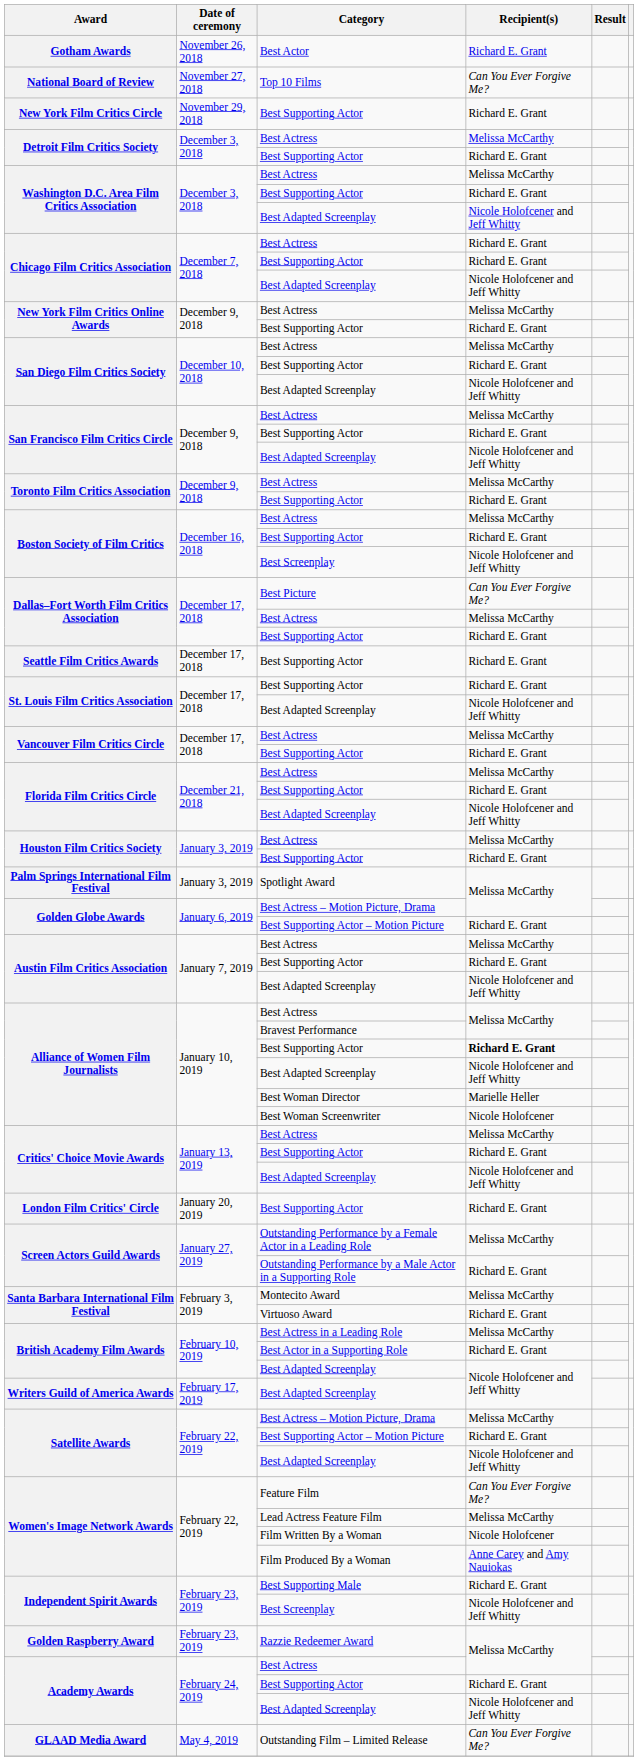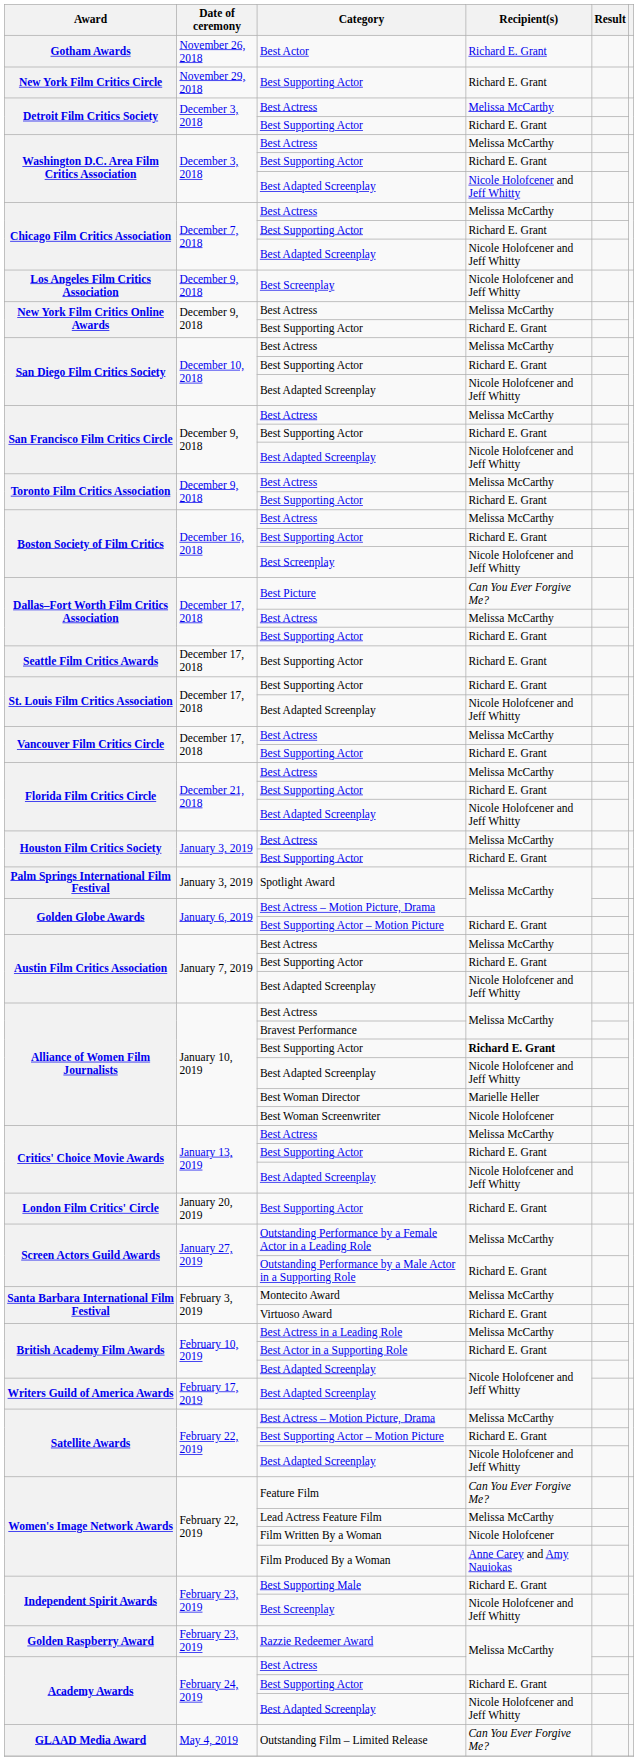- row: (91, 82)
(508, 242) Richard E. Grant -> (511, 211) Melissa McCarthy
+ row: (91, 285)
